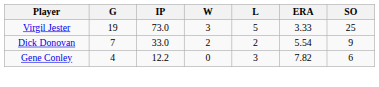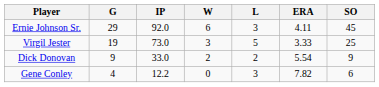+ row: (47, 27)
(113, 43) 7 -> (113, 58) 9
